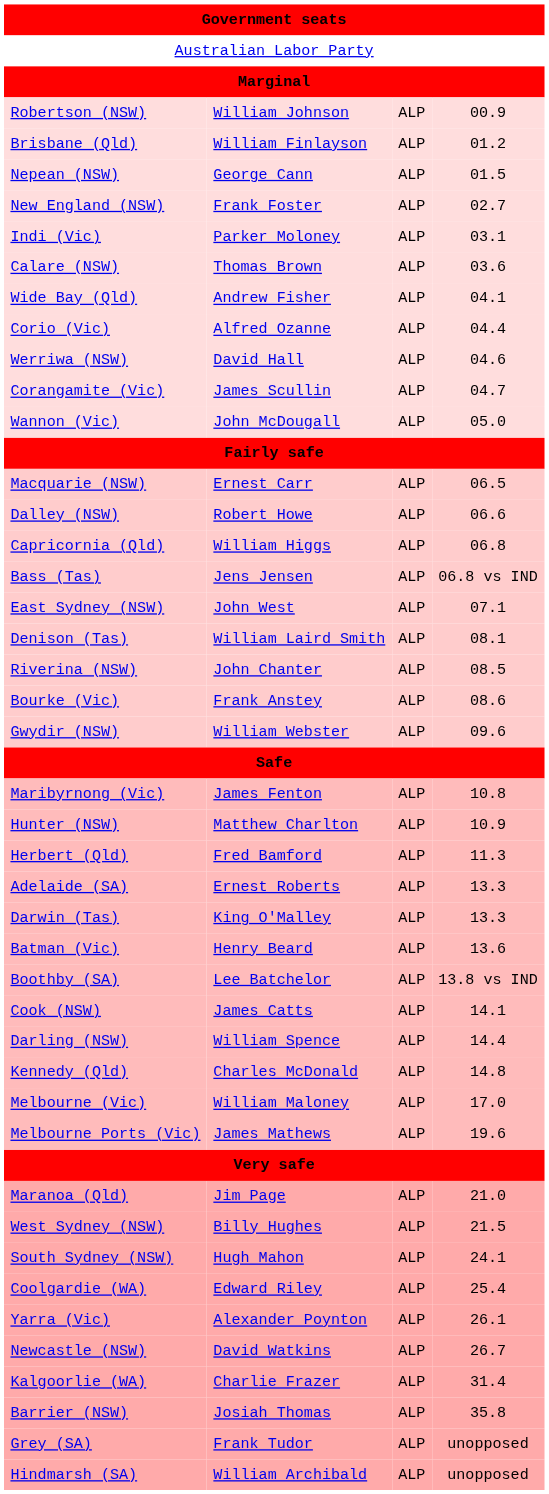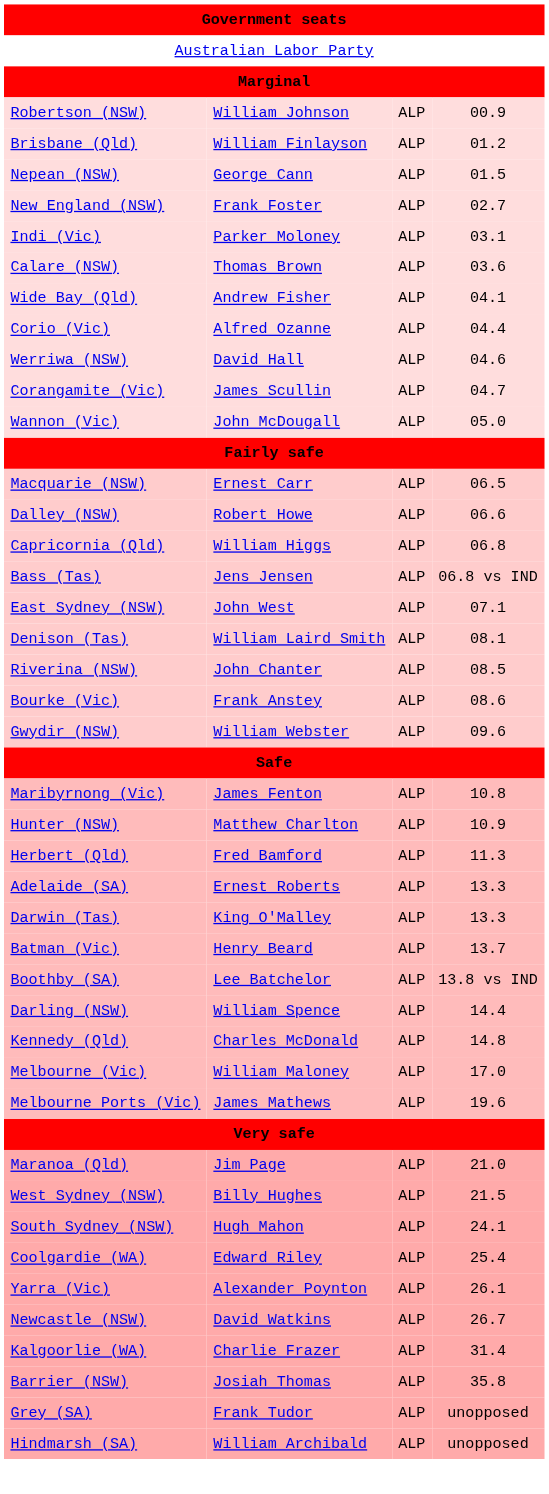(488, 948) 13.6 -> (488, 948) 13.7
- row: (56, 1010)
